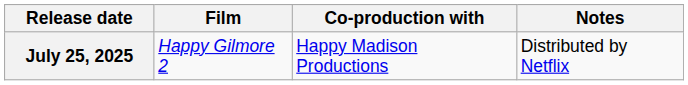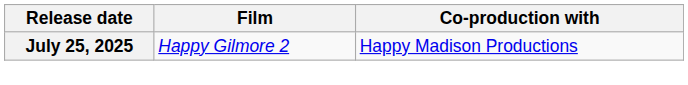- column: (600, 18)
